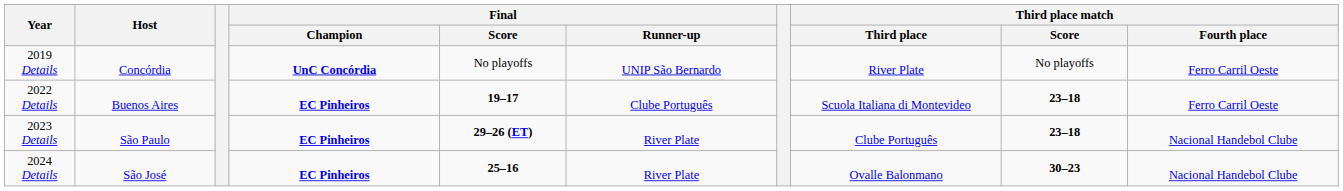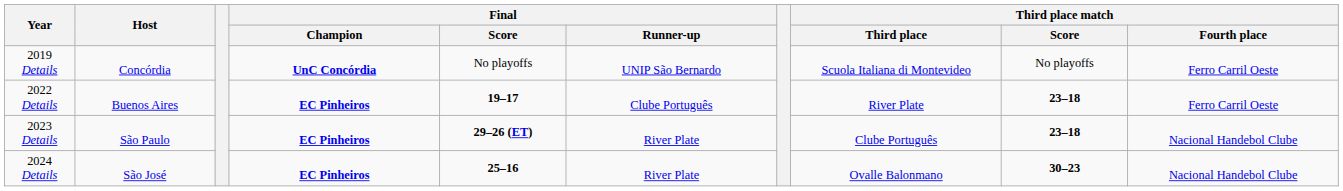(896, 70) River Plate -> (896, 70) Scuola Italiana di Montevideo
(896, 105) Scuola Italiana di Montevideo -> (896, 105) River Plate
